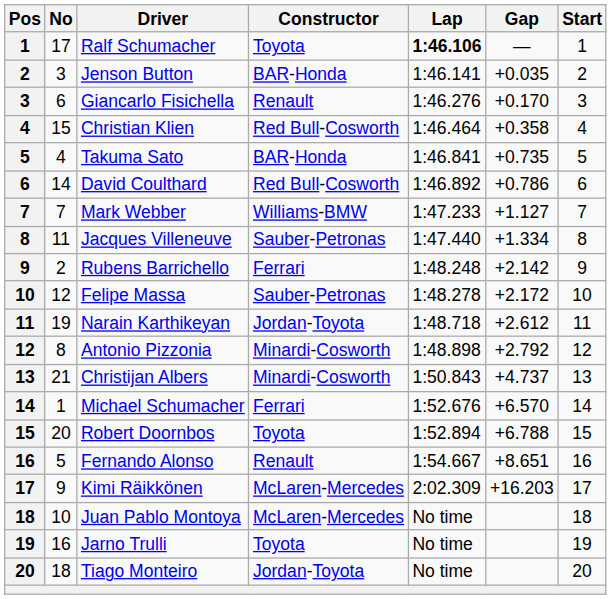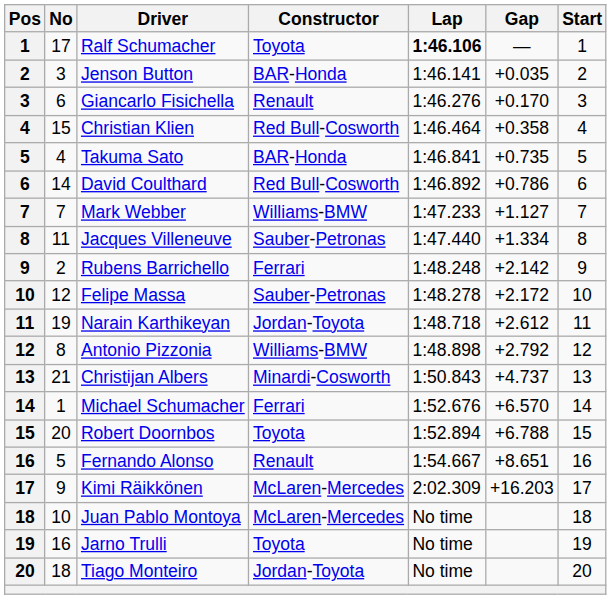(322, 350) Minardi-Cosworth -> (310, 350) Williams-BMW
